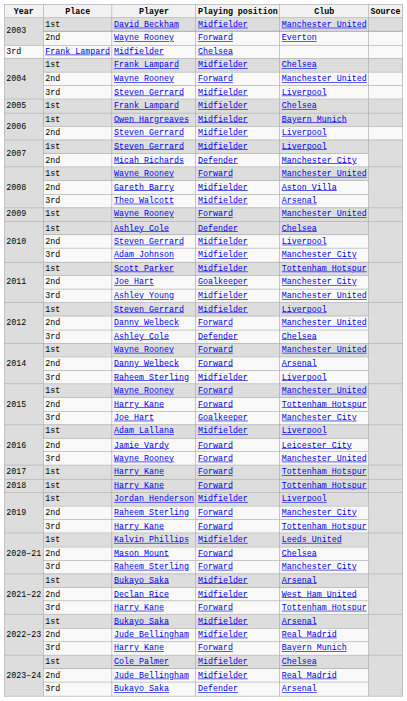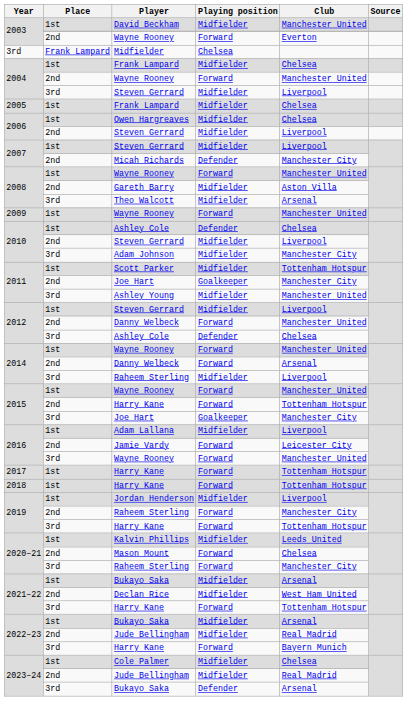(314, 120) Bayern Munich -> (299, 120) Chelsea
